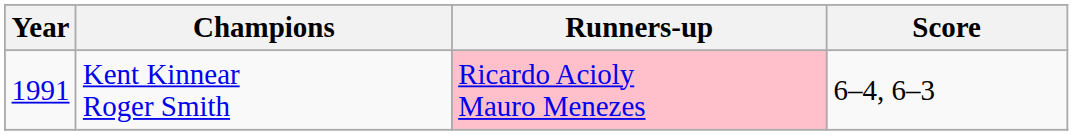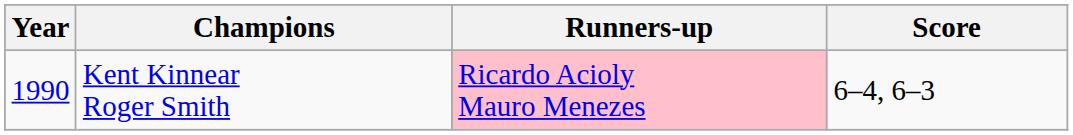(41, 89) 1991 -> (41, 89) 1990
